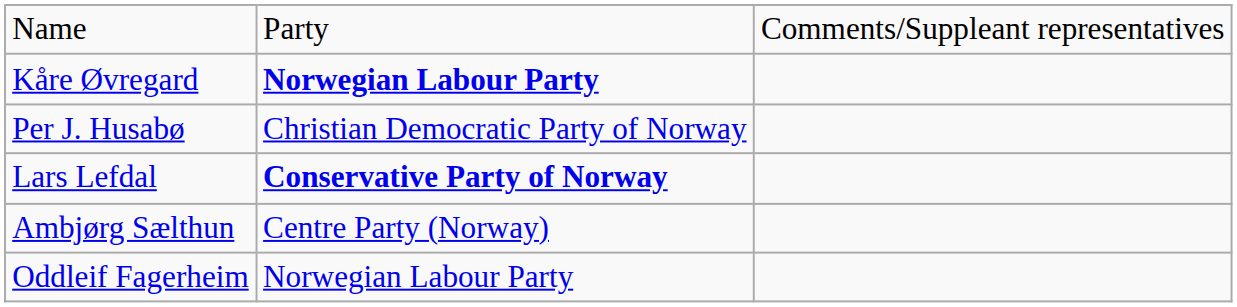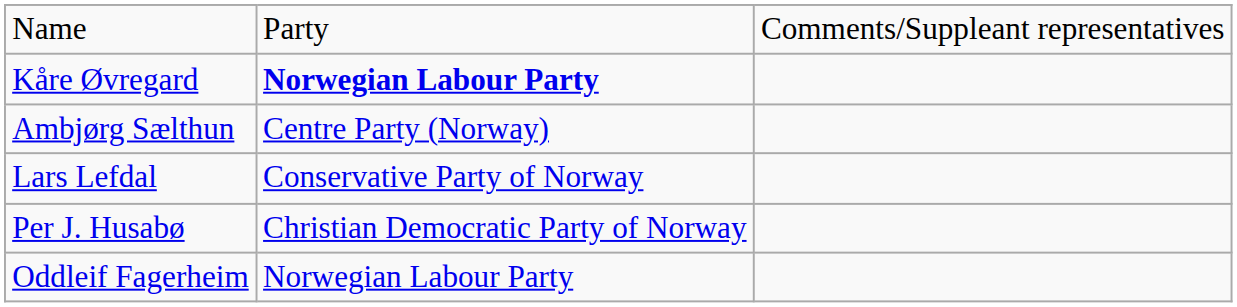rows swapped: (98, 128) <-> (123, 227)
(465, 177) bold -> (453, 177) normal
